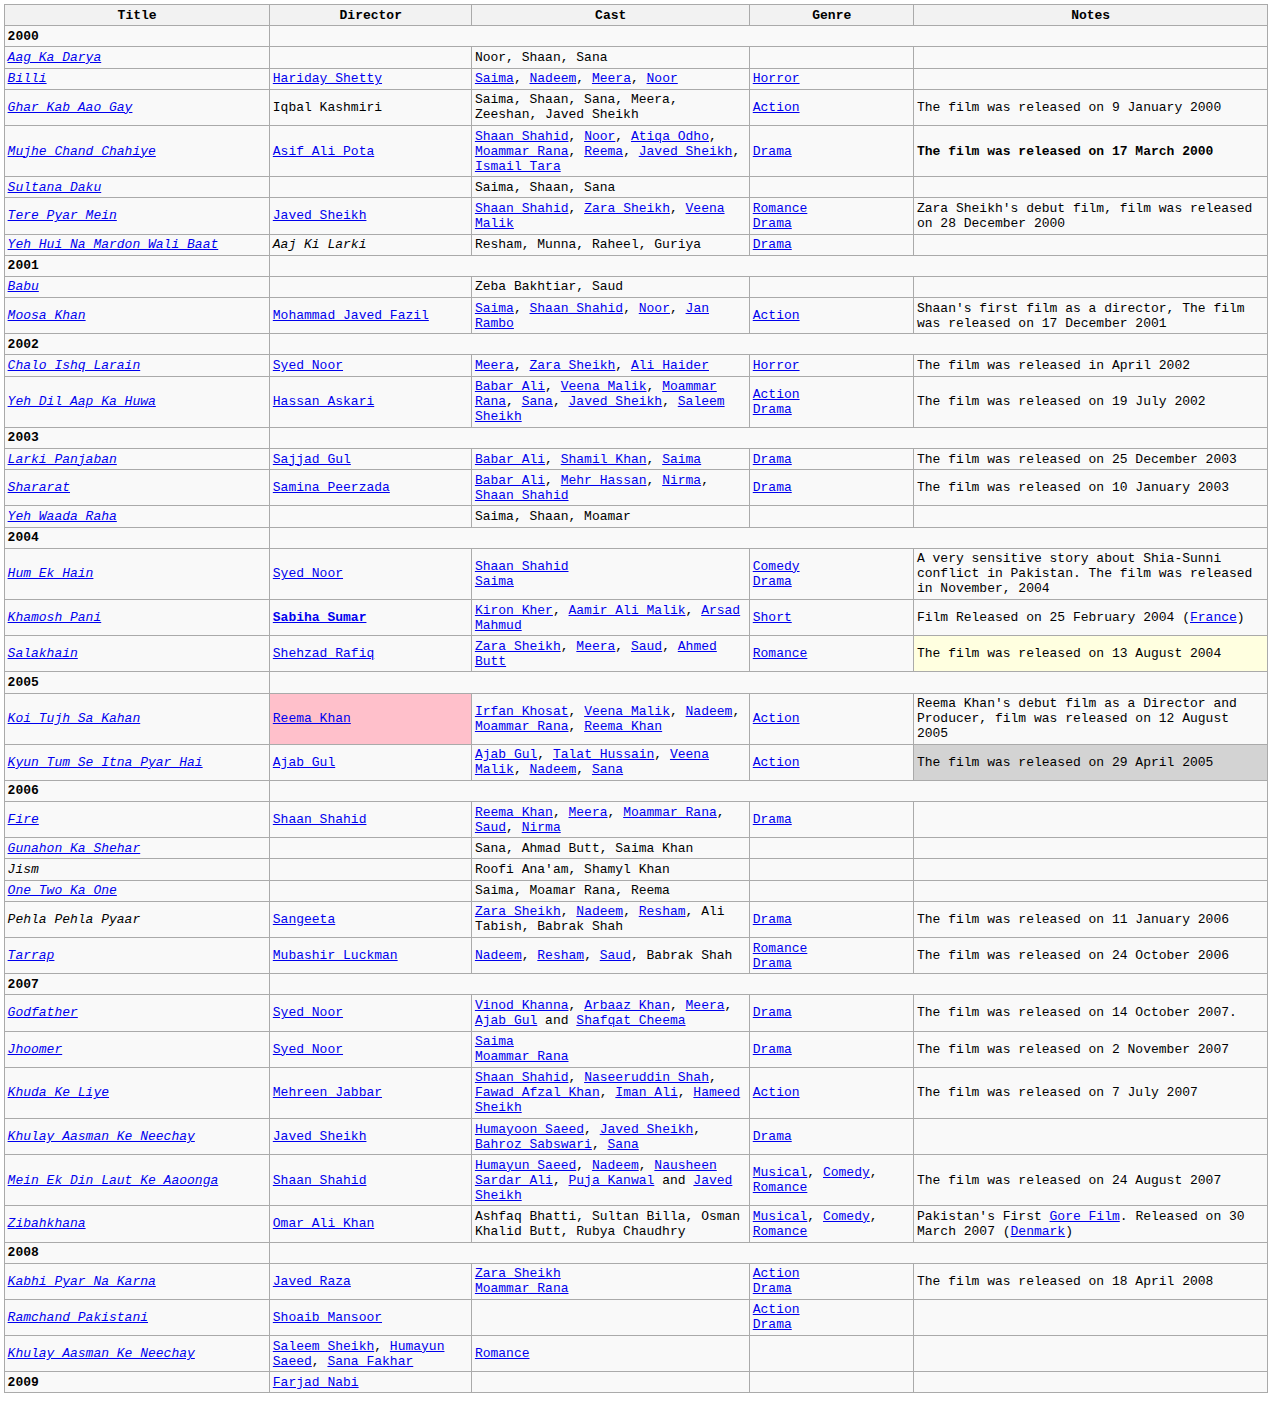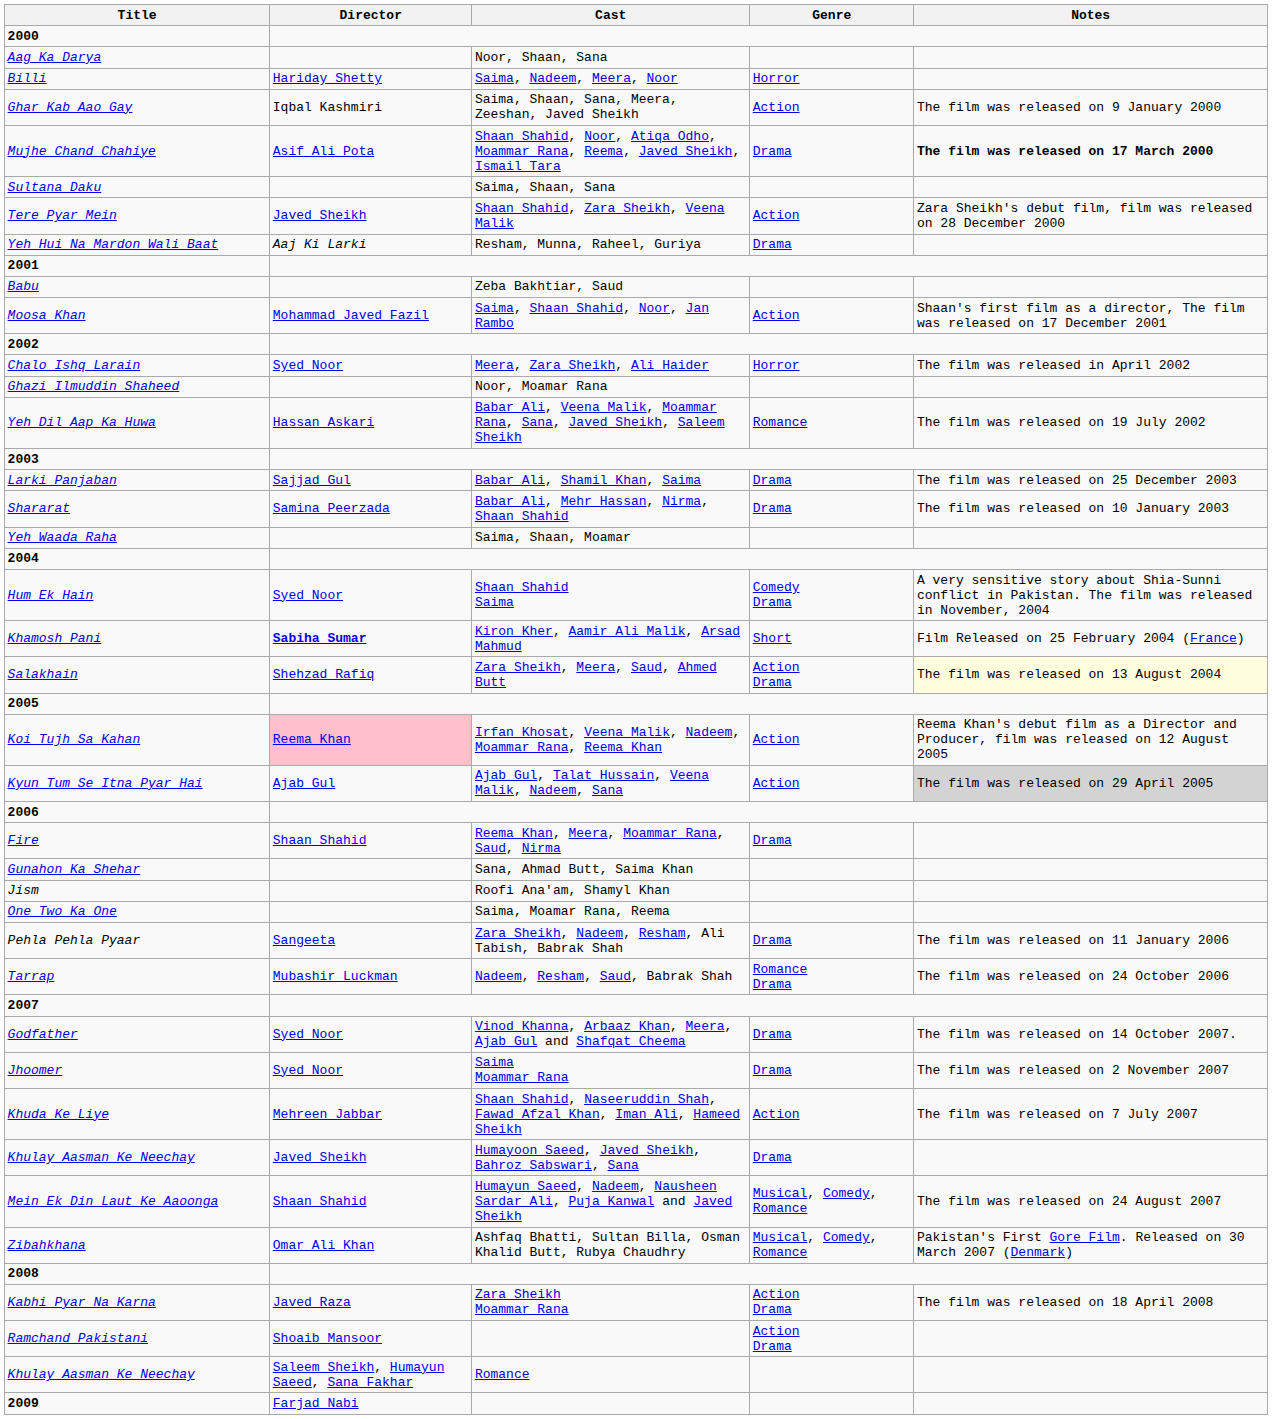(780, 216) Romance Drama -> (776, 216) Action
+ row: (93, 387)
(776, 402) Action Drama -> (780, 423) Romance
(780, 654) Romance -> (776, 675) Action Drama
